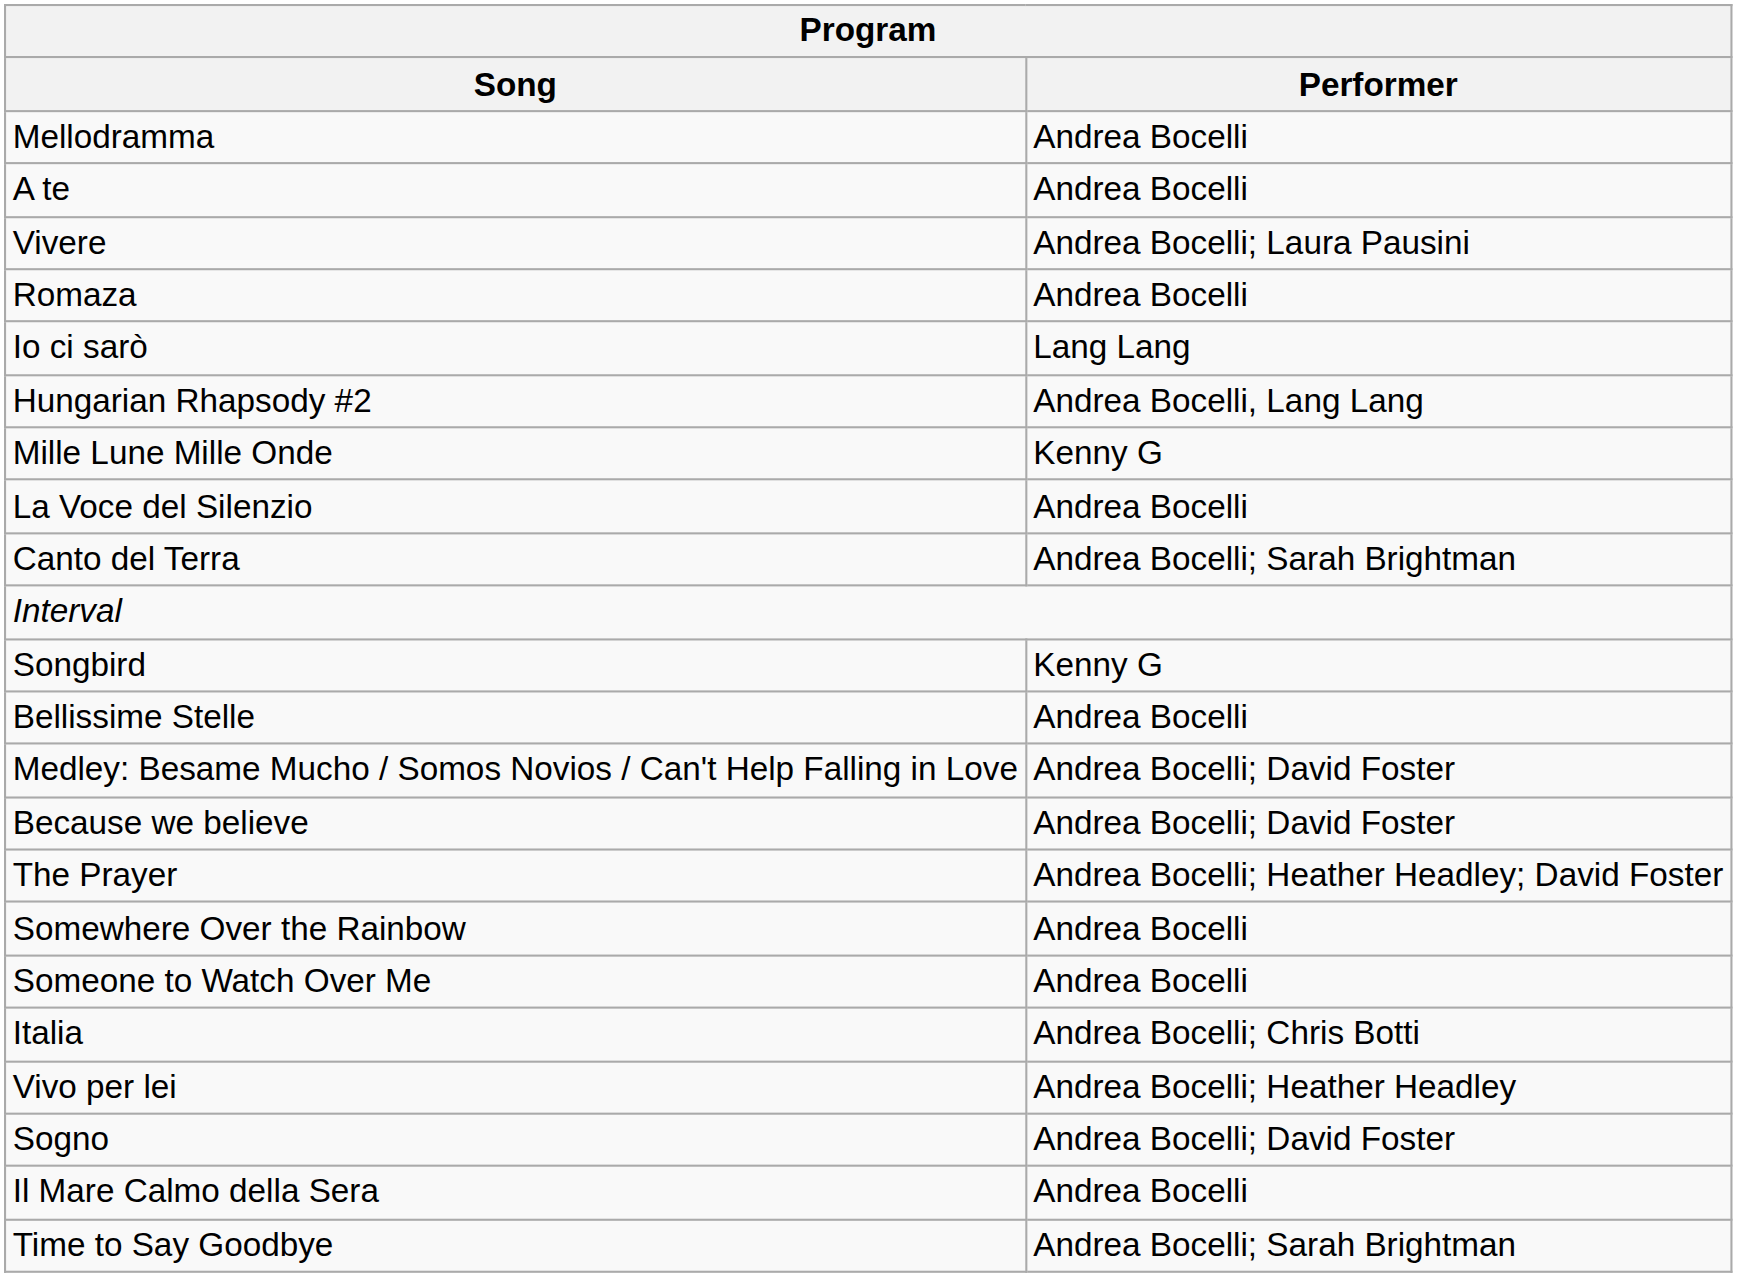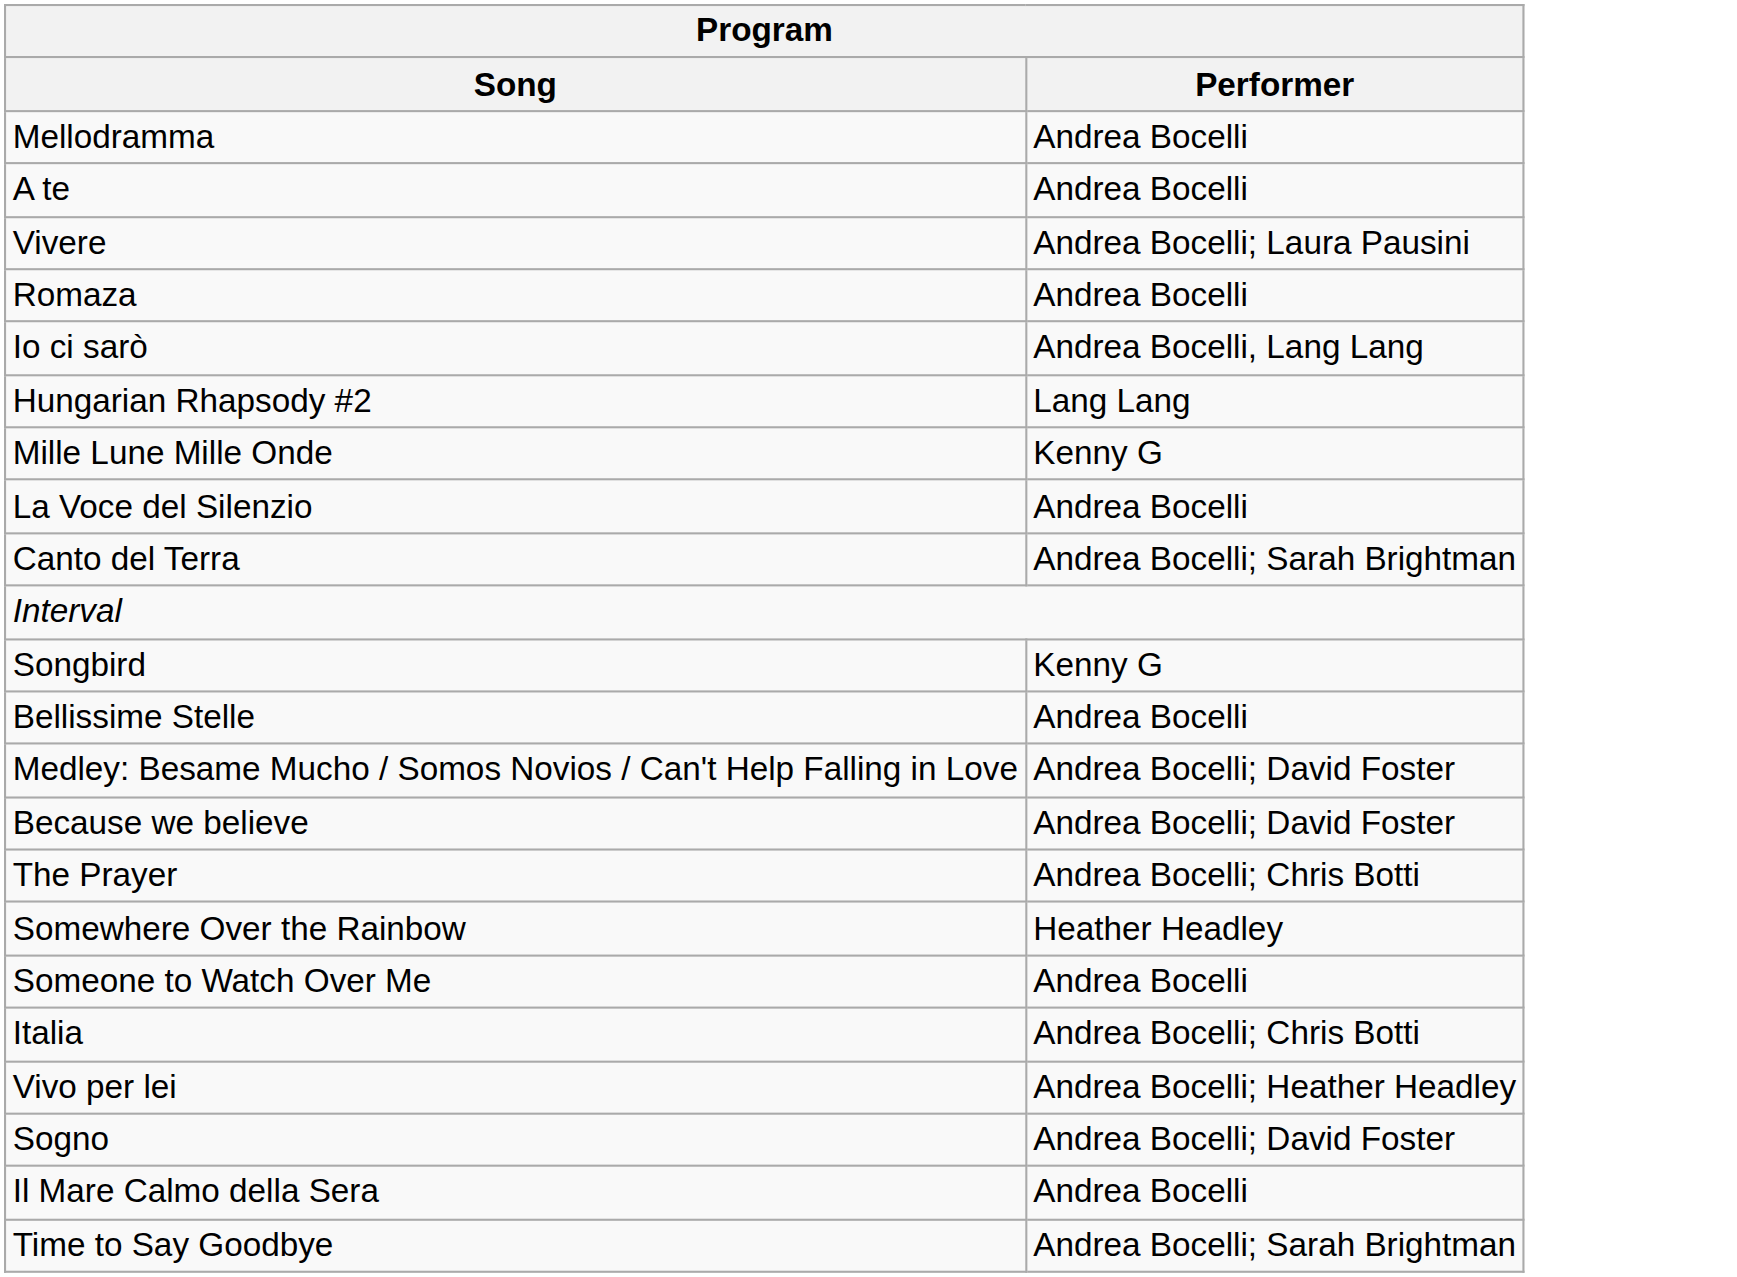(1112, 347) Lang Lang -> (1228, 347) Andrea Bocelli, Lang Lang
(1228, 400) Andrea Bocelli, Lang Lang -> (1112, 400) Lang Lang
(1378, 875) Andrea Bocelli; Heather Headley; David Foster -> (1227, 875) Andrea Bocelli; Chris Botti
(1141, 928) Andrea Bocelli -> (1158, 928) Heather Headley
